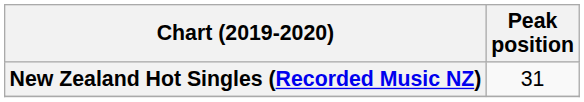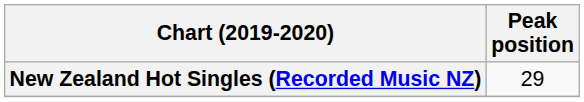(533, 79) 31 -> (533, 79) 29
